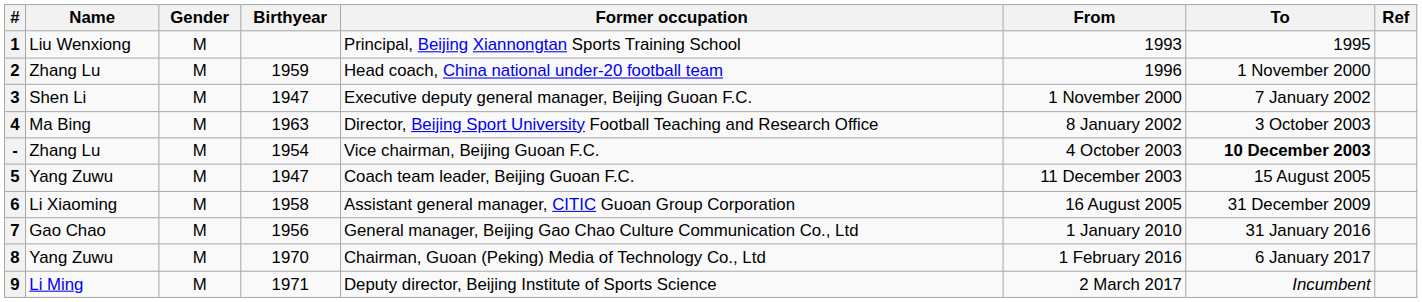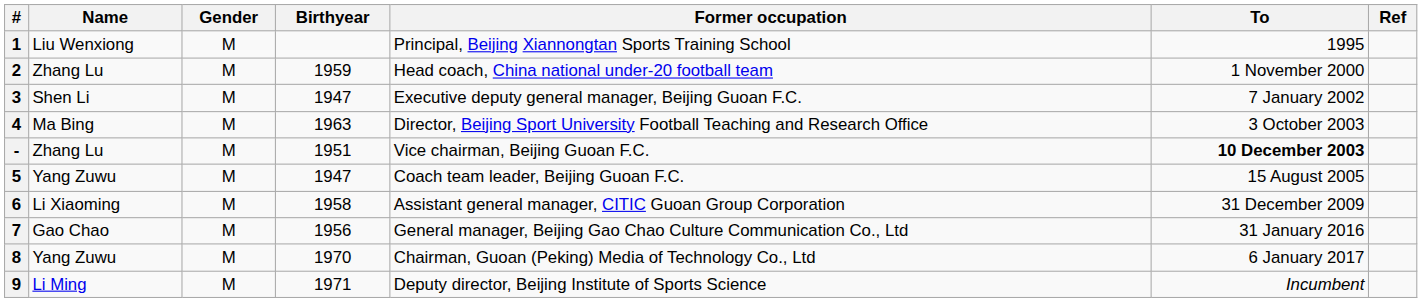- column: (1094, 17)
(290, 151) 1954 -> (333, 151) 1951
